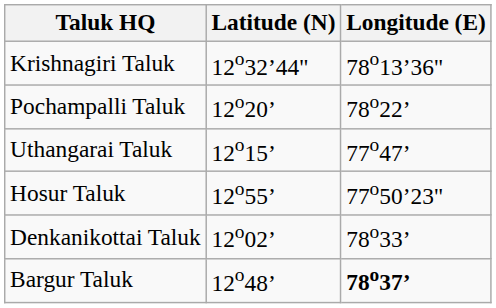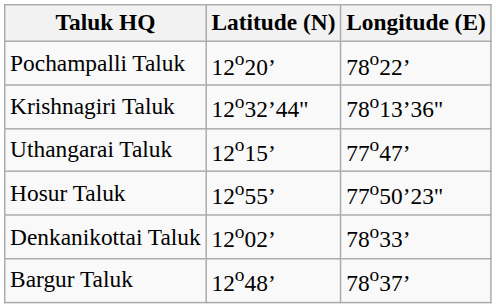rows swapped: (92, 63) <-> (98, 106)
(378, 280) bold -> (378, 280) normal
